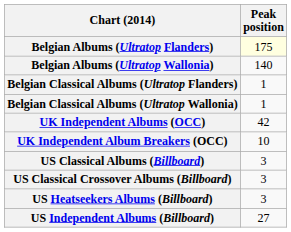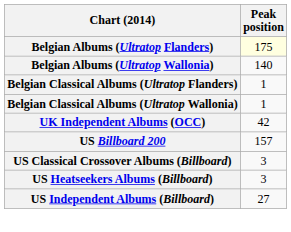- row: (122, 141)
+ row: (122, 141)
- row: (122, 160)
